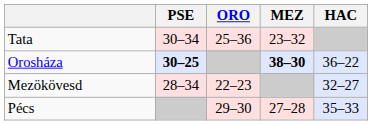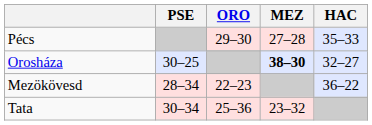rows swapped: (21, 108) <-> (20, 39)
(181, 62) bold -> (181, 62) normal
(341, 62) 36–22 -> (341, 62) 32–27
(341, 85) 32–27 -> (341, 85) 36–22
